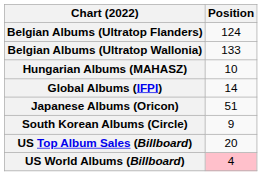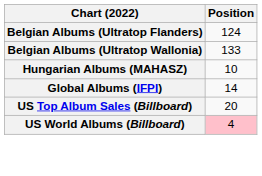- row: (105, 106)
- row: (105, 124)
